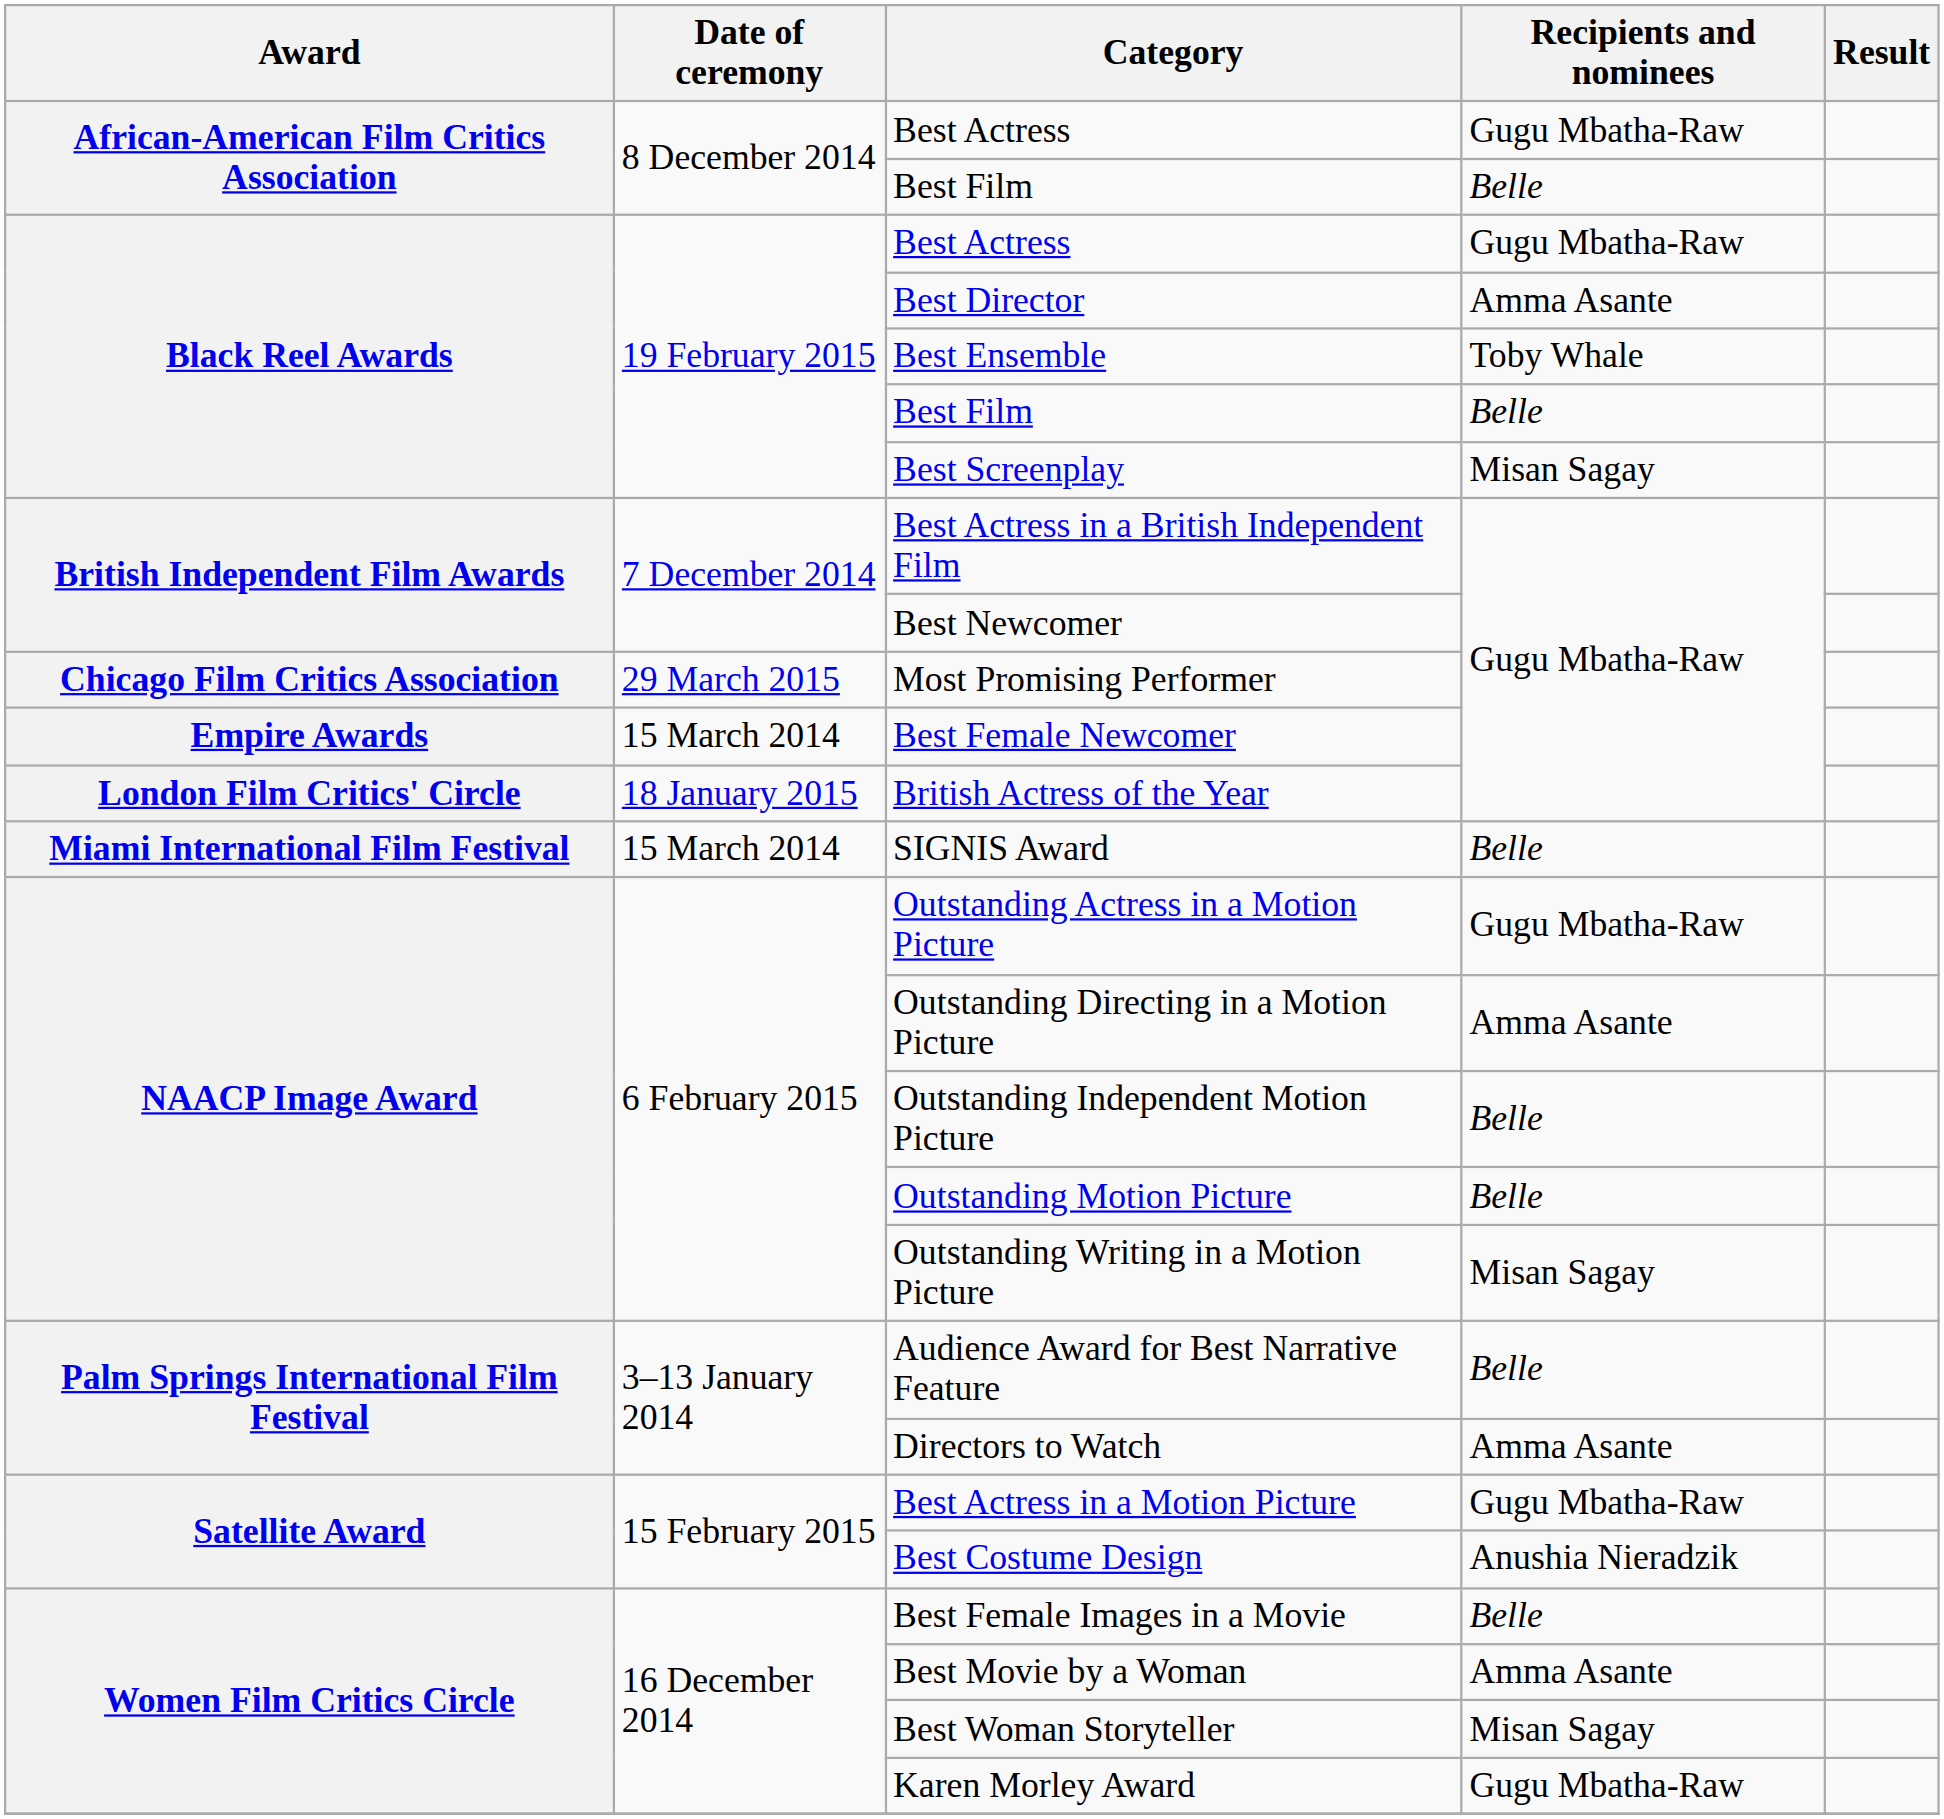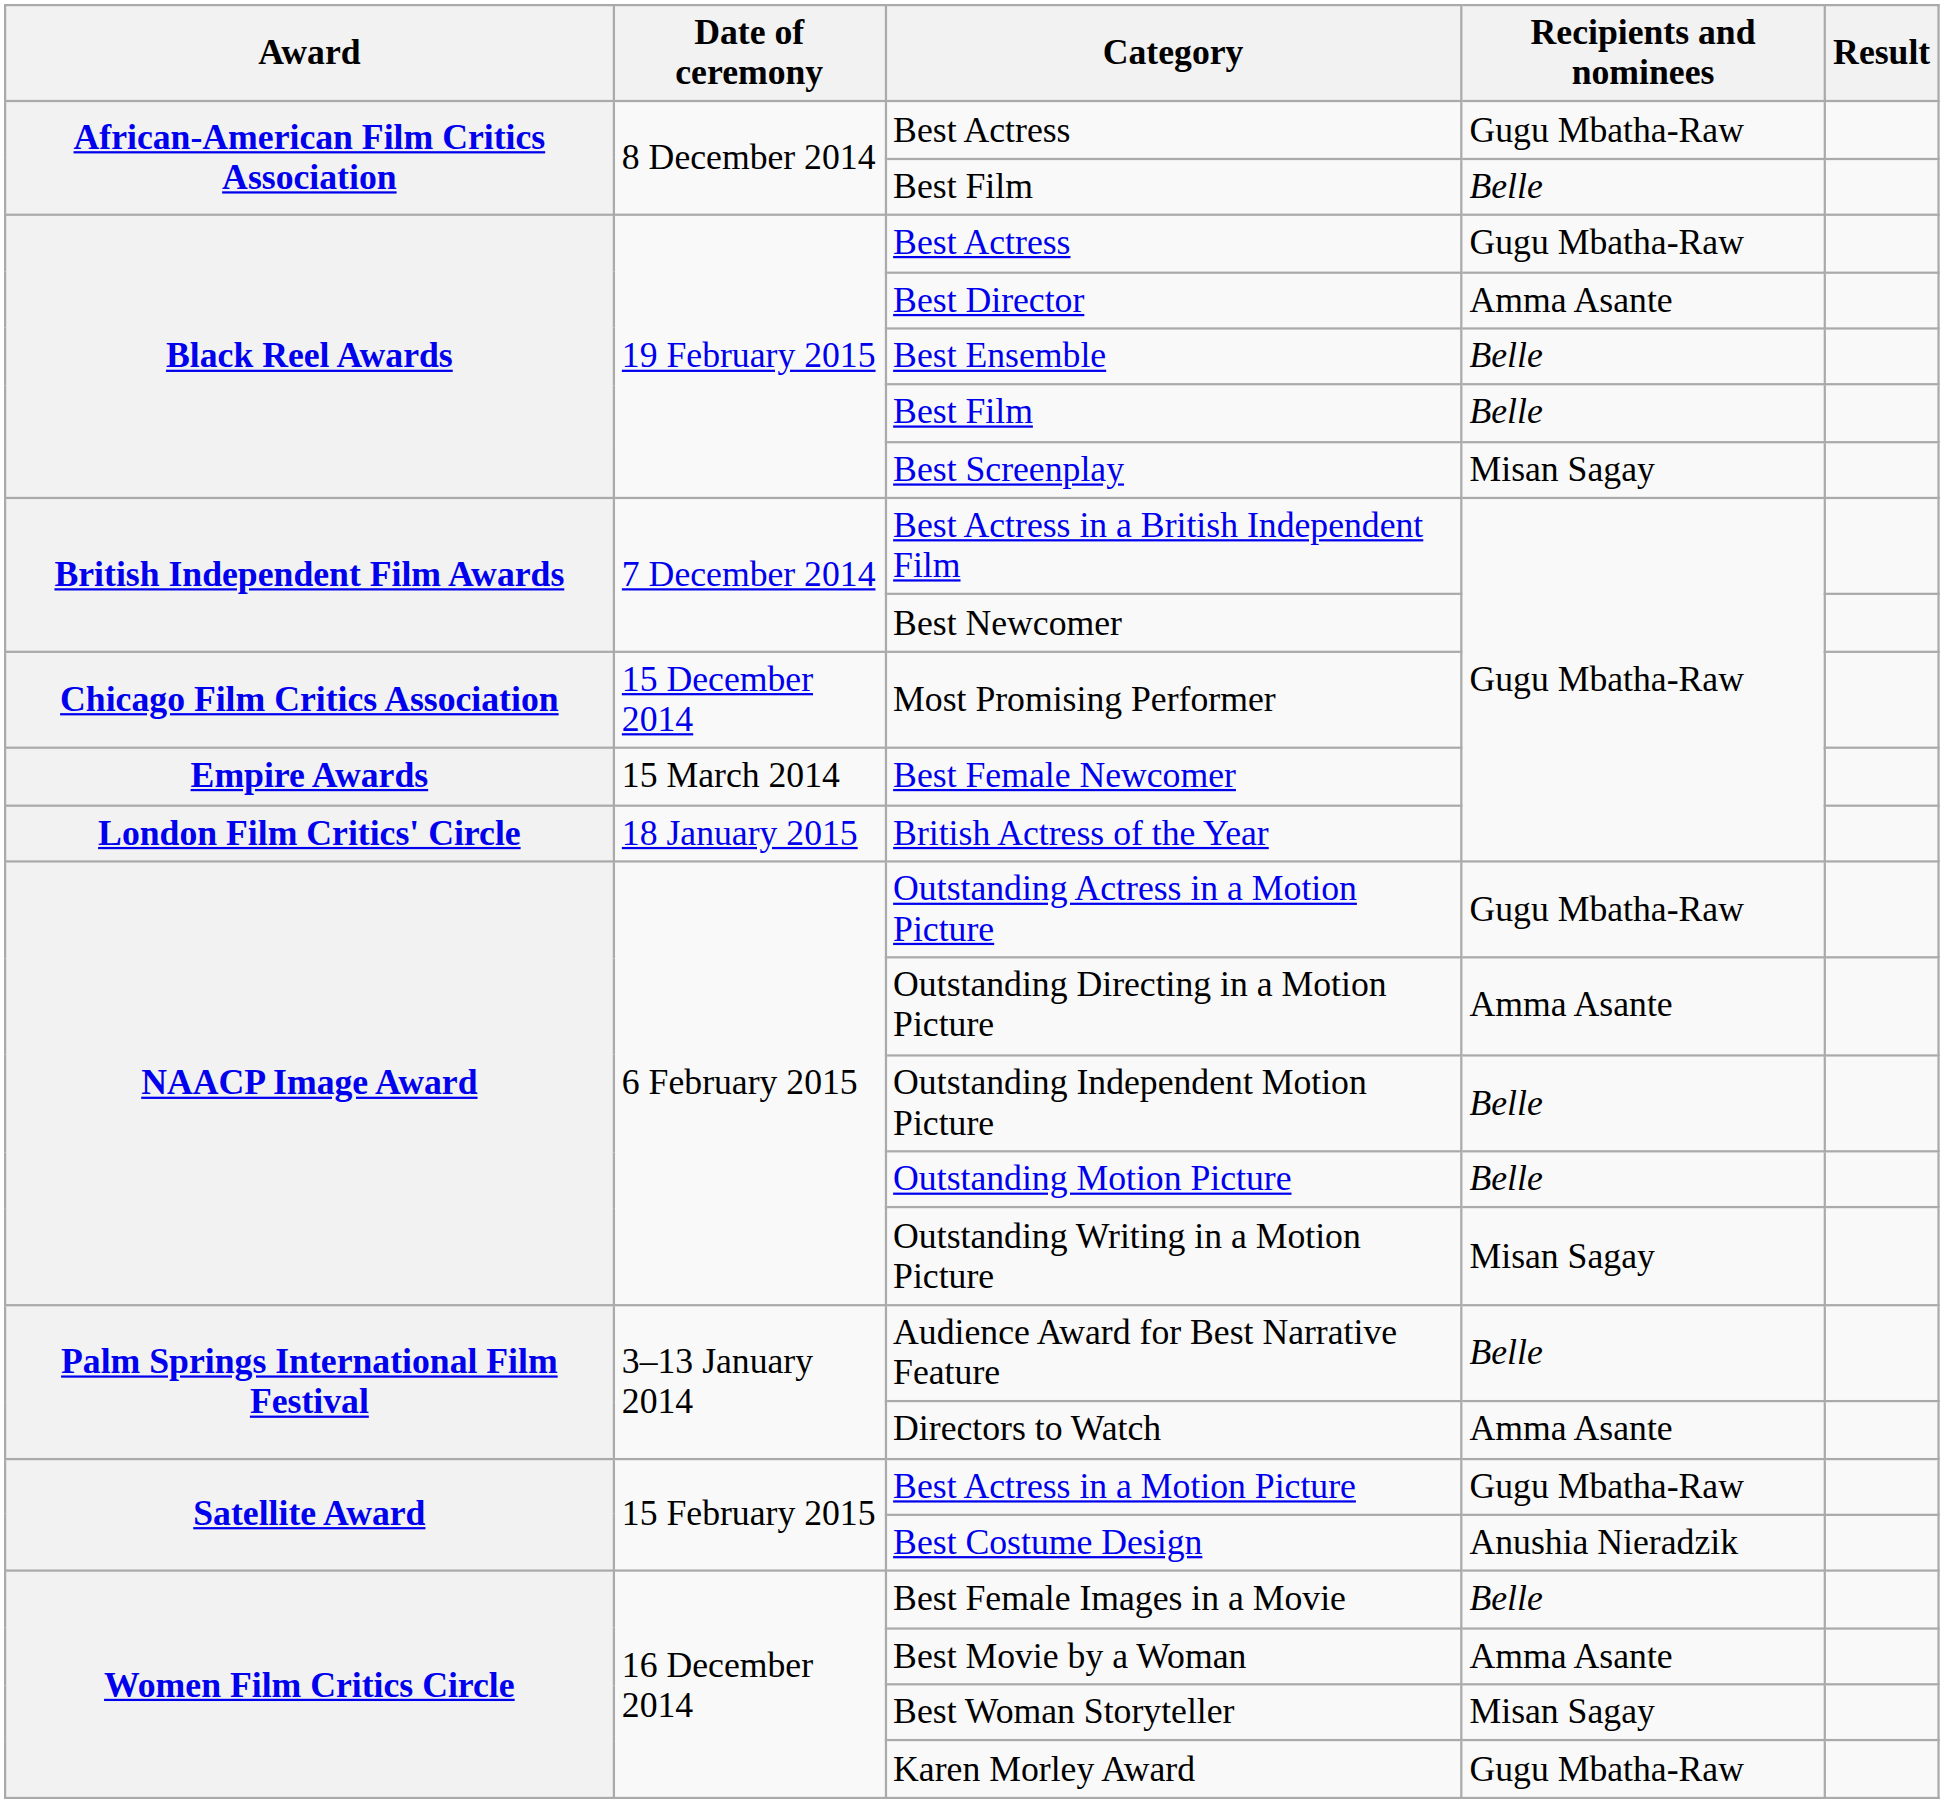(1557, 355) Toby Whale -> (1506, 355) Belle
(731, 678) 29 March 2015 -> (717, 699) 15 December 2014
- row: (309, 848)
